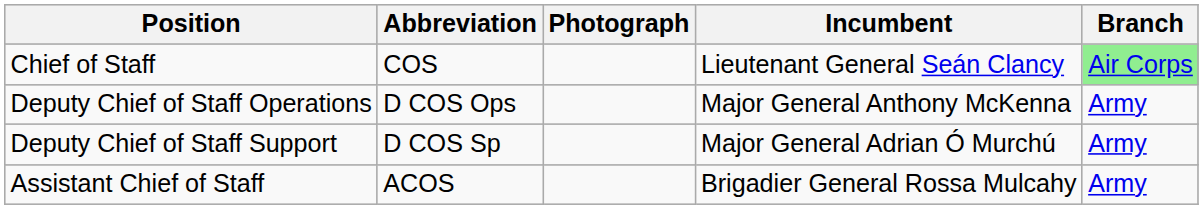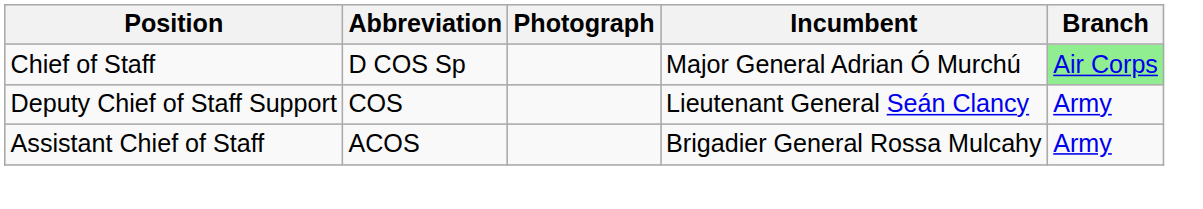(411, 64) COS -> (407, 64) D COS Sp
(883, 64) Lieutenant General Seán Clancy -> (843, 64) Major General Adrian Ó Murchú
- row: (191, 104)
(442, 143) D COS Sp -> (376, 104) COS
(878, 143) Major General Adrian Ó Murchú -> (848, 104) Lieutenant General Seán Clancy
